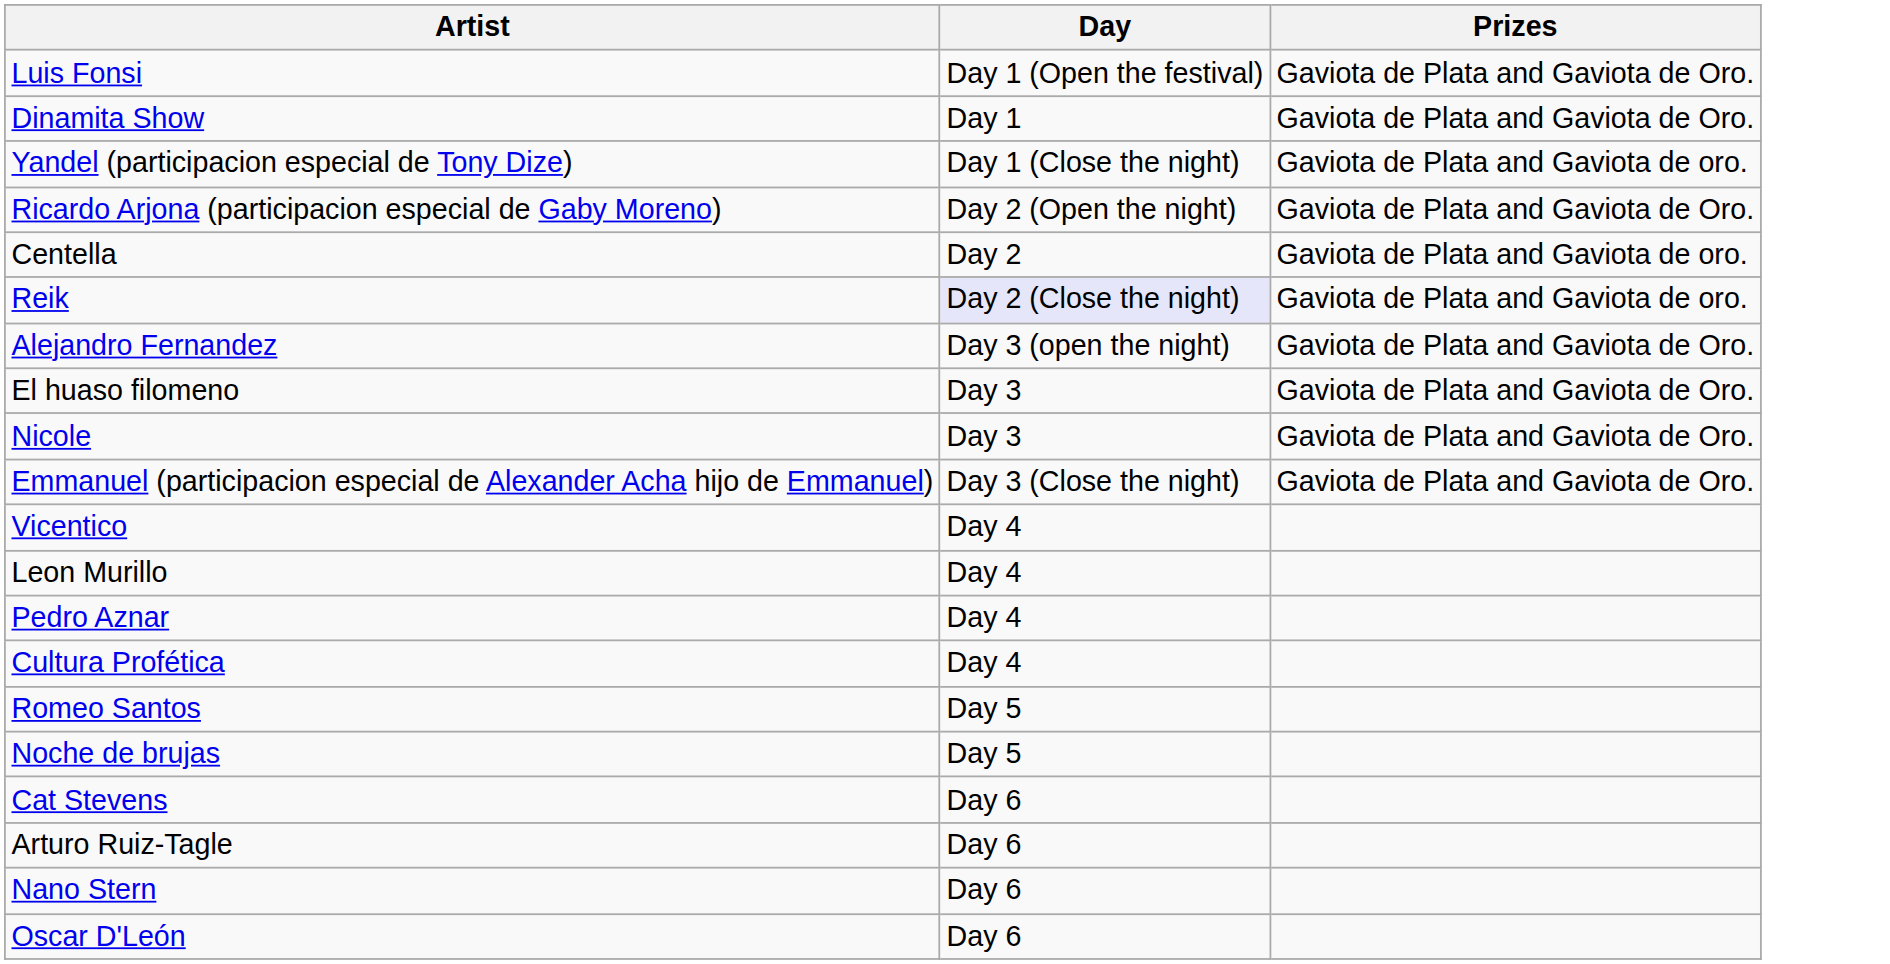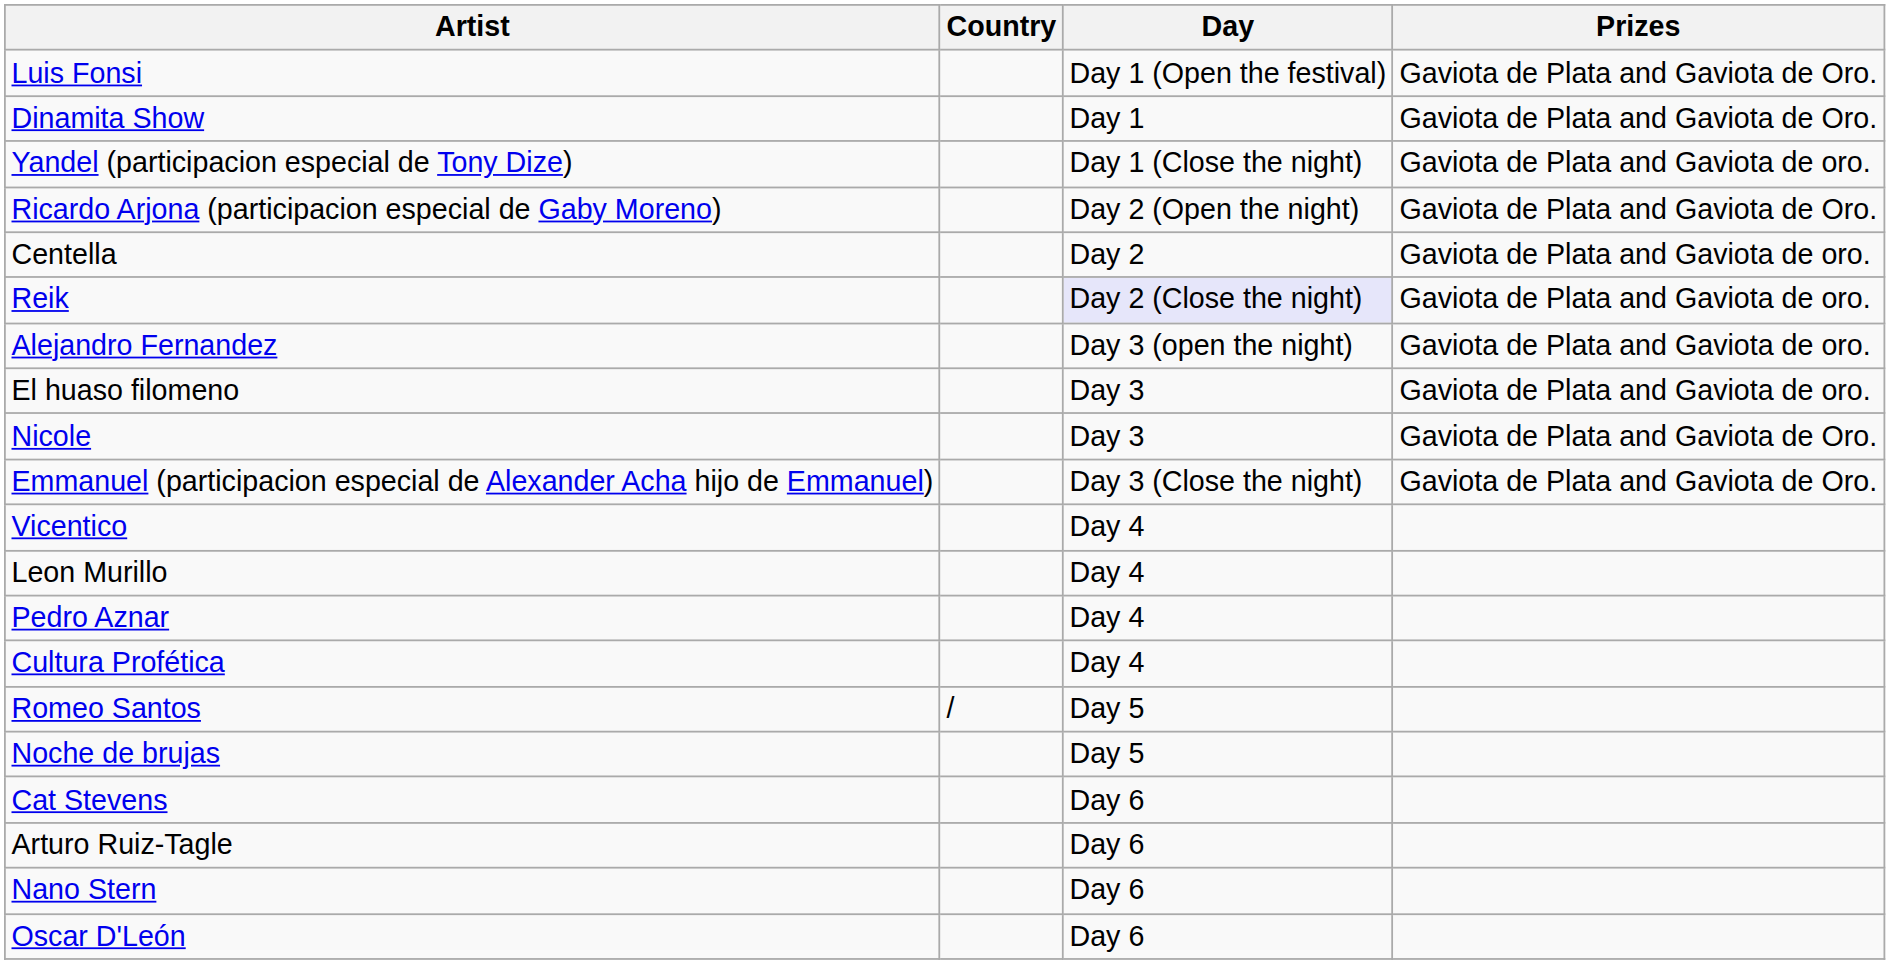+ column: (1001, 27)
(1515, 345) Gaviota de Plata and Gaviota de Oro. -> (1635, 345) Gaviota de Plata and Gaviota de oro.
(1515, 390) Gaviota de Plata and Gaviota de Oro. -> (1635, 390) Gaviota de Plata and Gaviota de oro.
